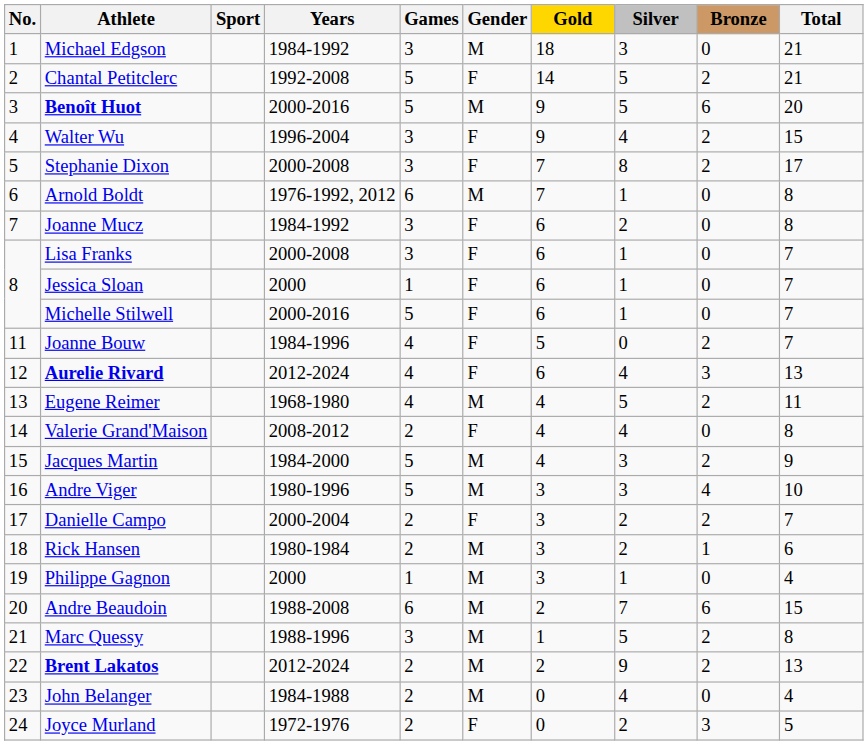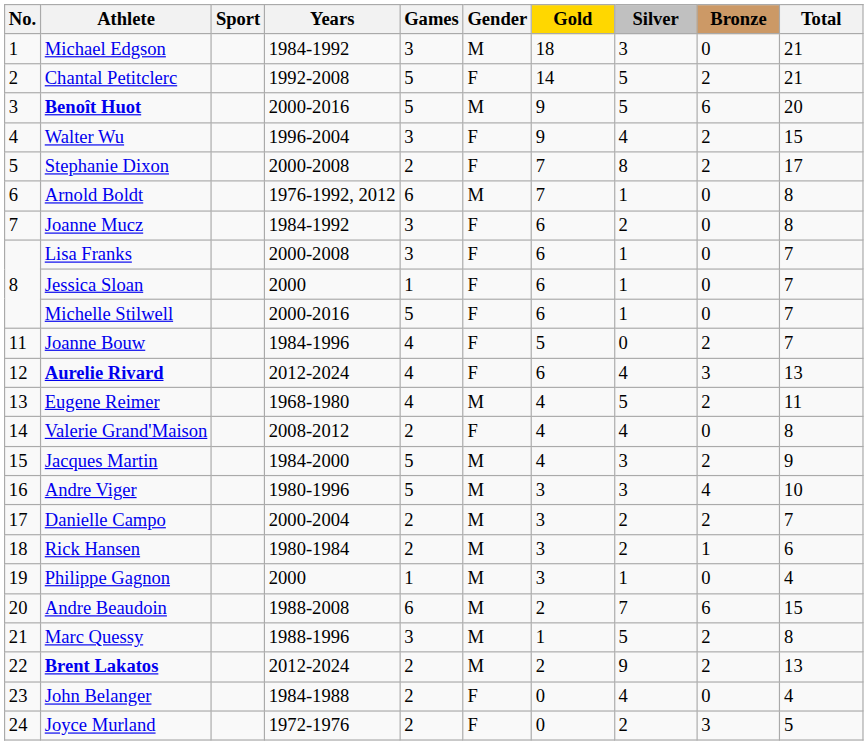(409, 166) 3 -> (409, 166) 2
(473, 519) F -> (476, 519) M
(476, 696) M -> (473, 696) F
